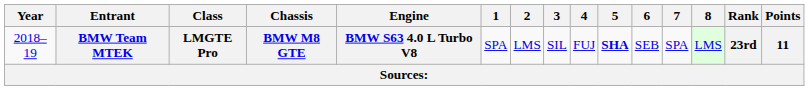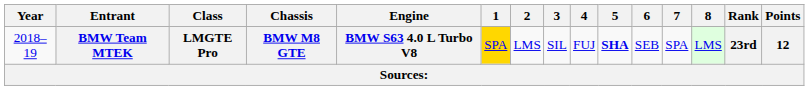(496, 45) no background -> (496, 45) gold background
(783, 45) 11 -> (783, 45) 12
